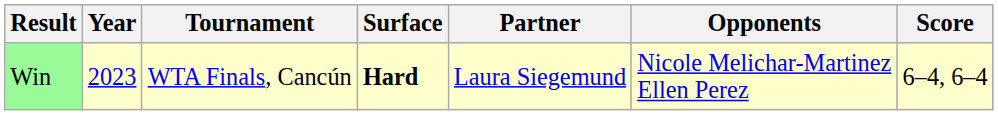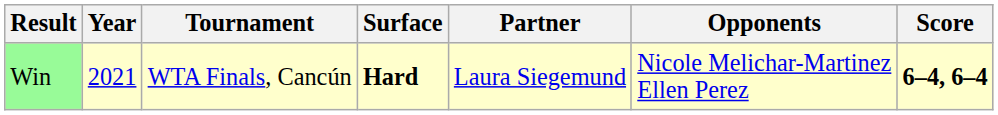(112, 76) 2023 -> (112, 76) 2021
(945, 76) normal -> (945, 76) bold
